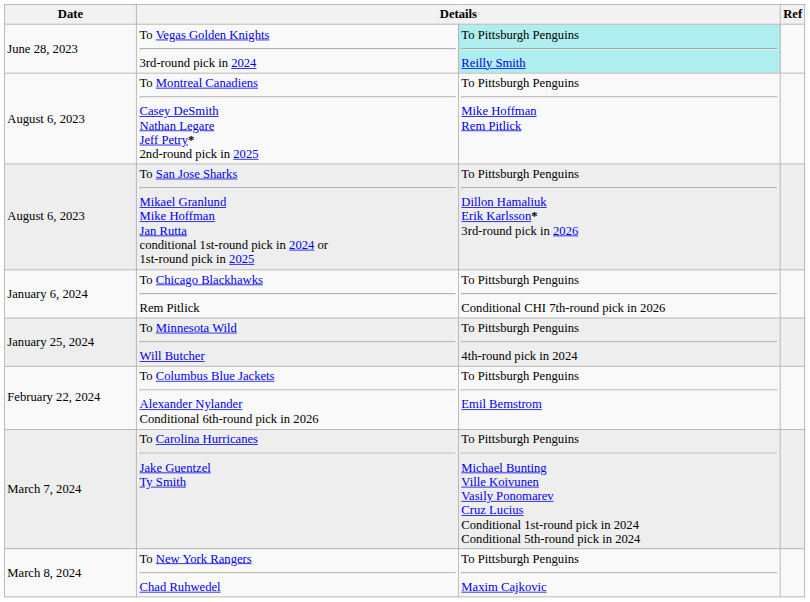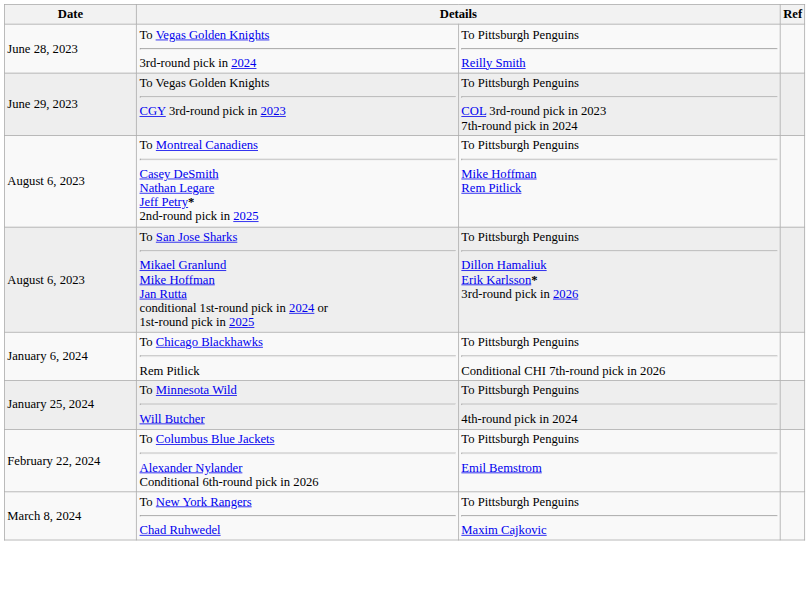(619, 48) paleturquoise background -> (619, 48) no background
+ row: (298, 97)
- row: (298, 460)
